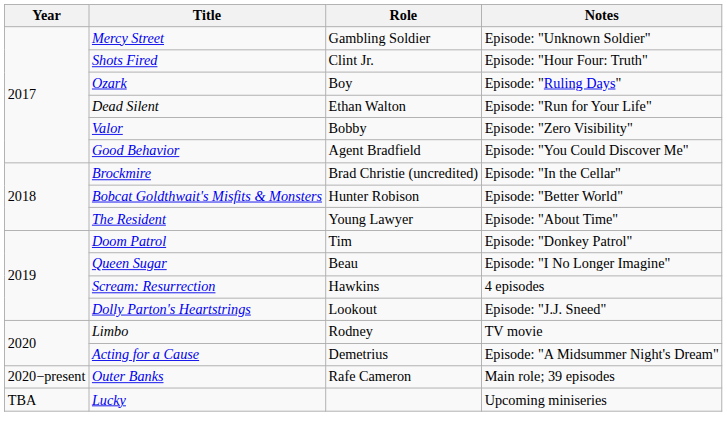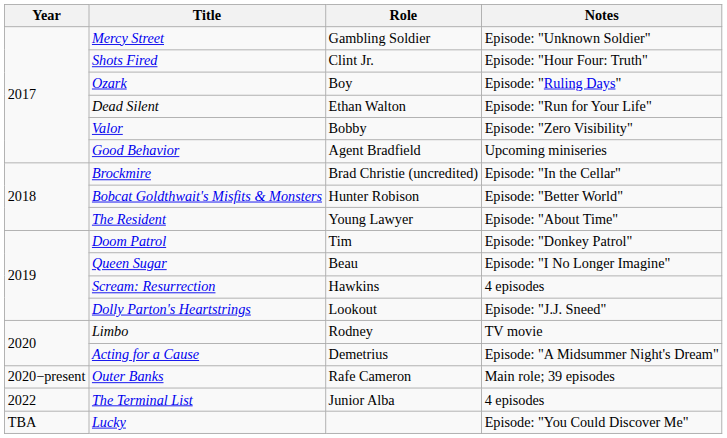(587, 151) Episode: "You Could Discover Me" -> (546, 151) Upcoming miniseries
+ row: (142, 399)
(546, 399) Upcoming miniseries -> (587, 422) Episode: "You Could Discover Me"
